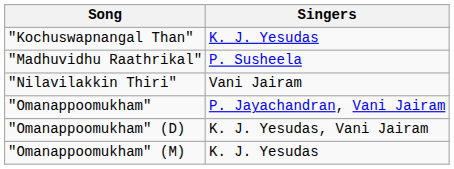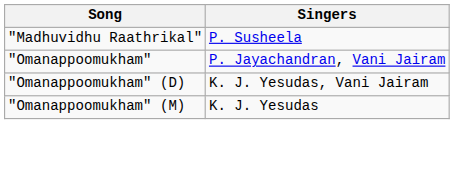- row: (101, 39)
- row: (92, 84)
